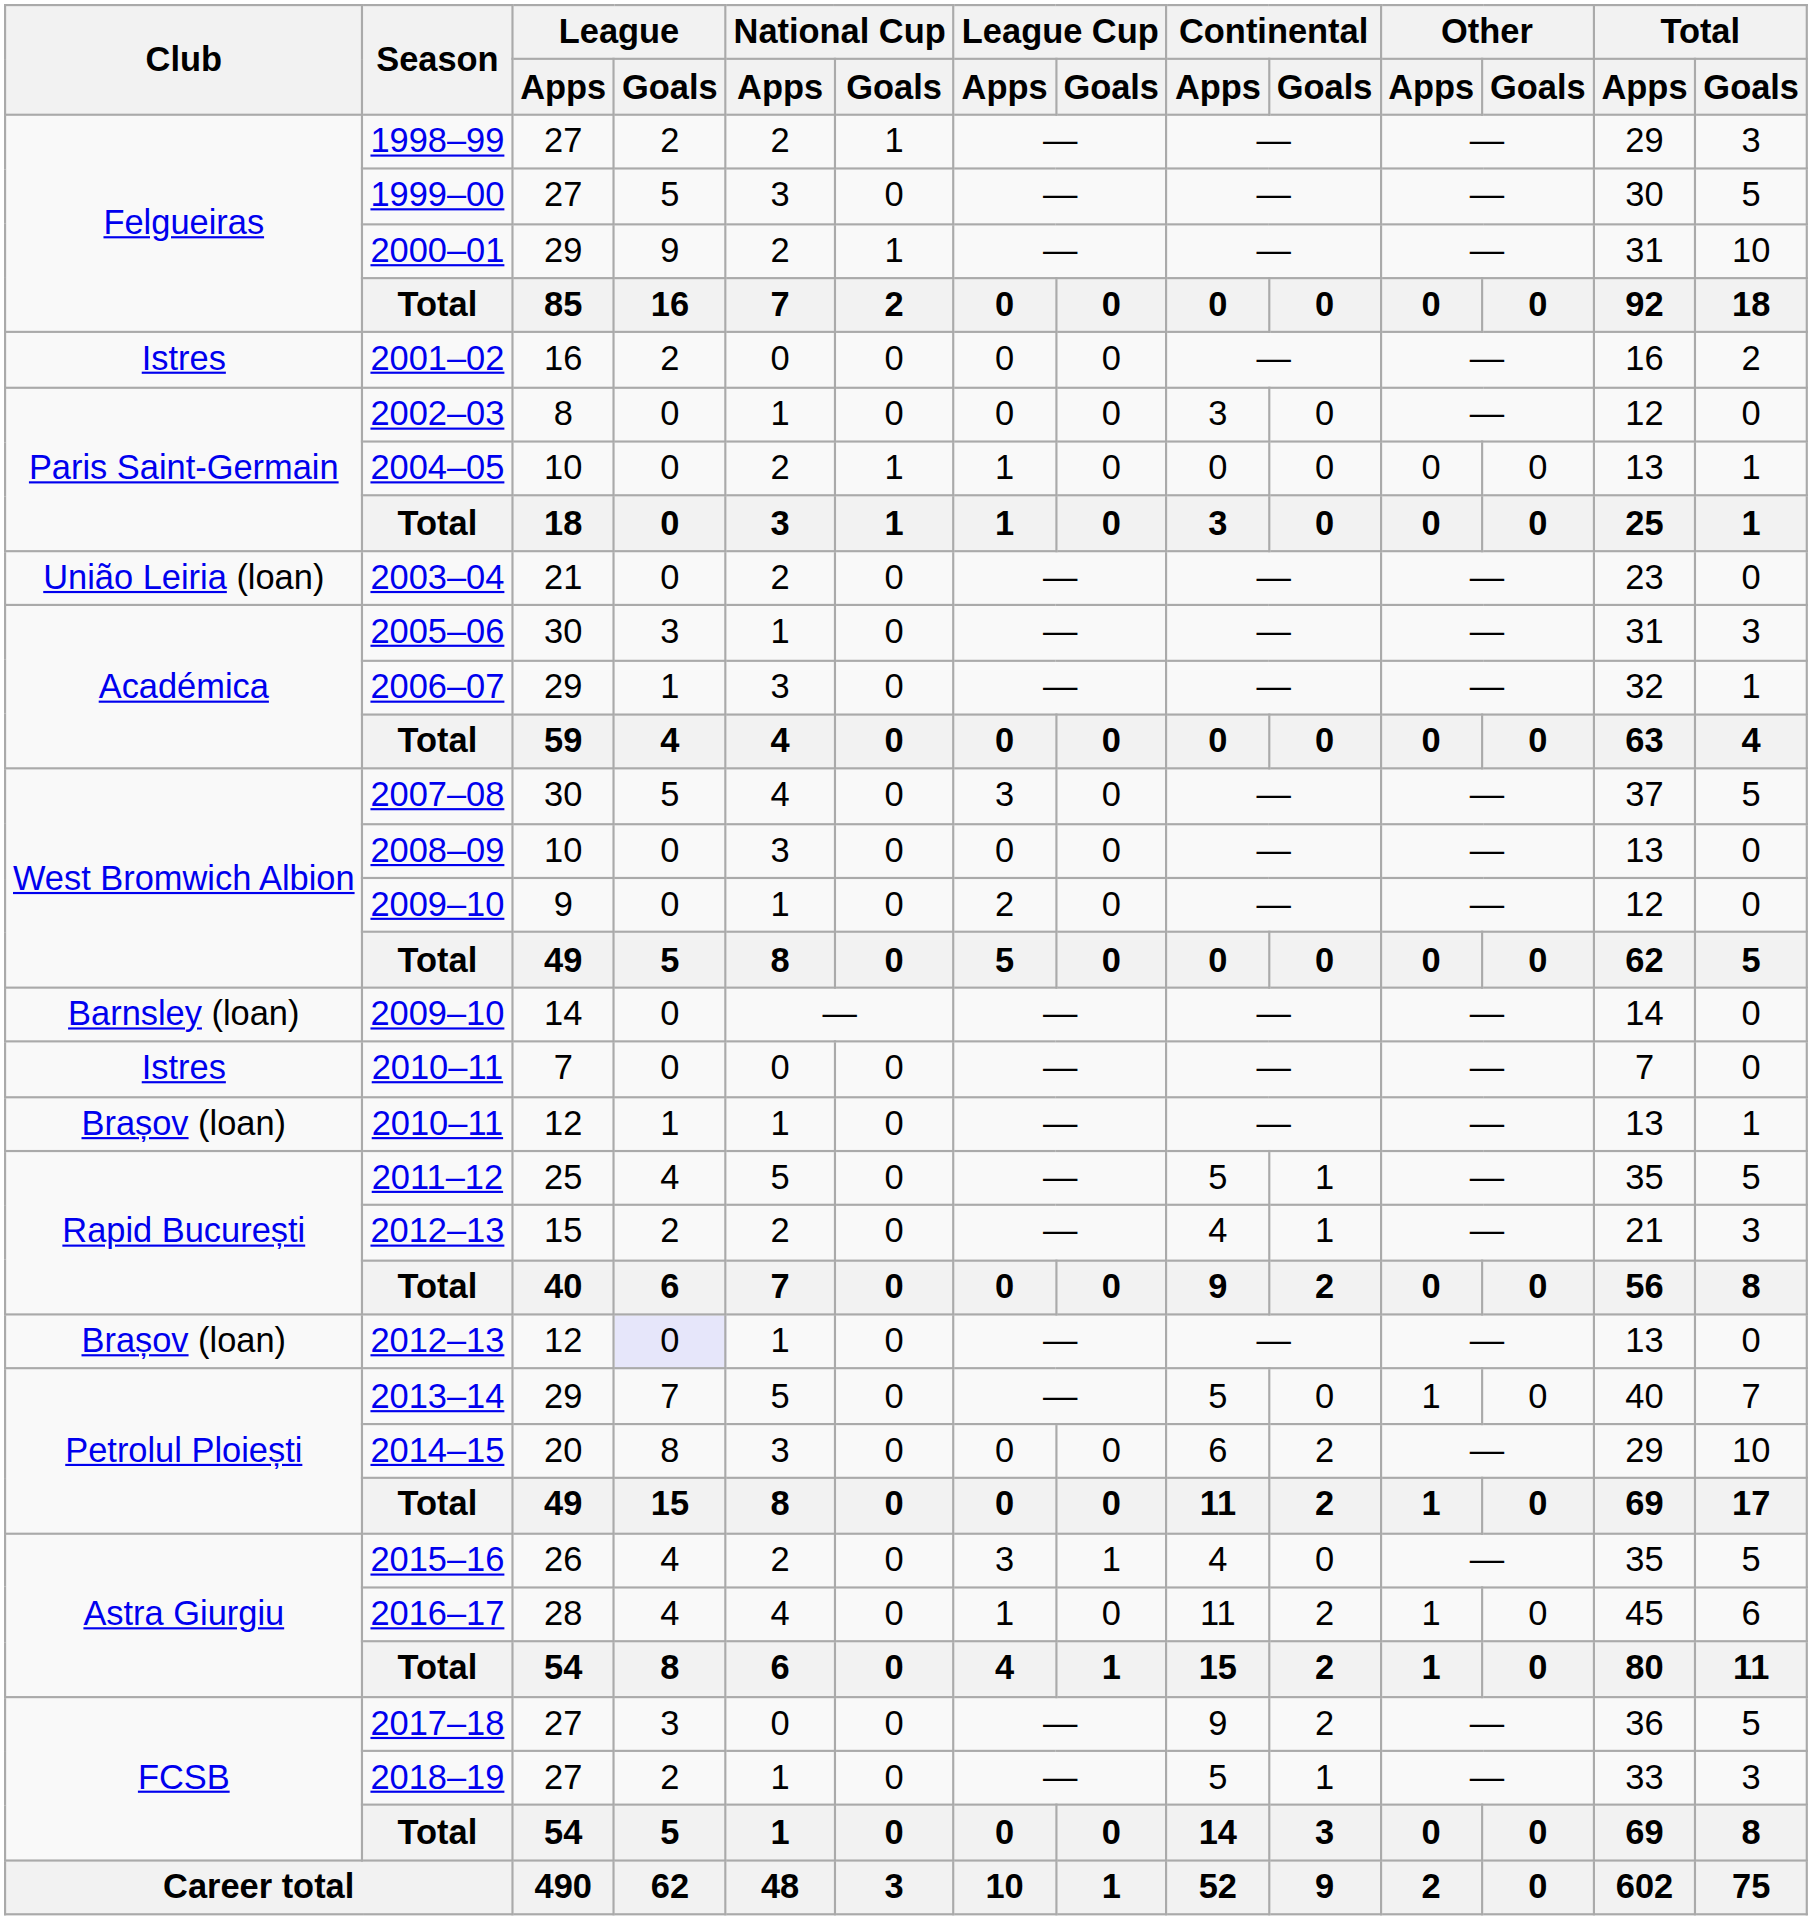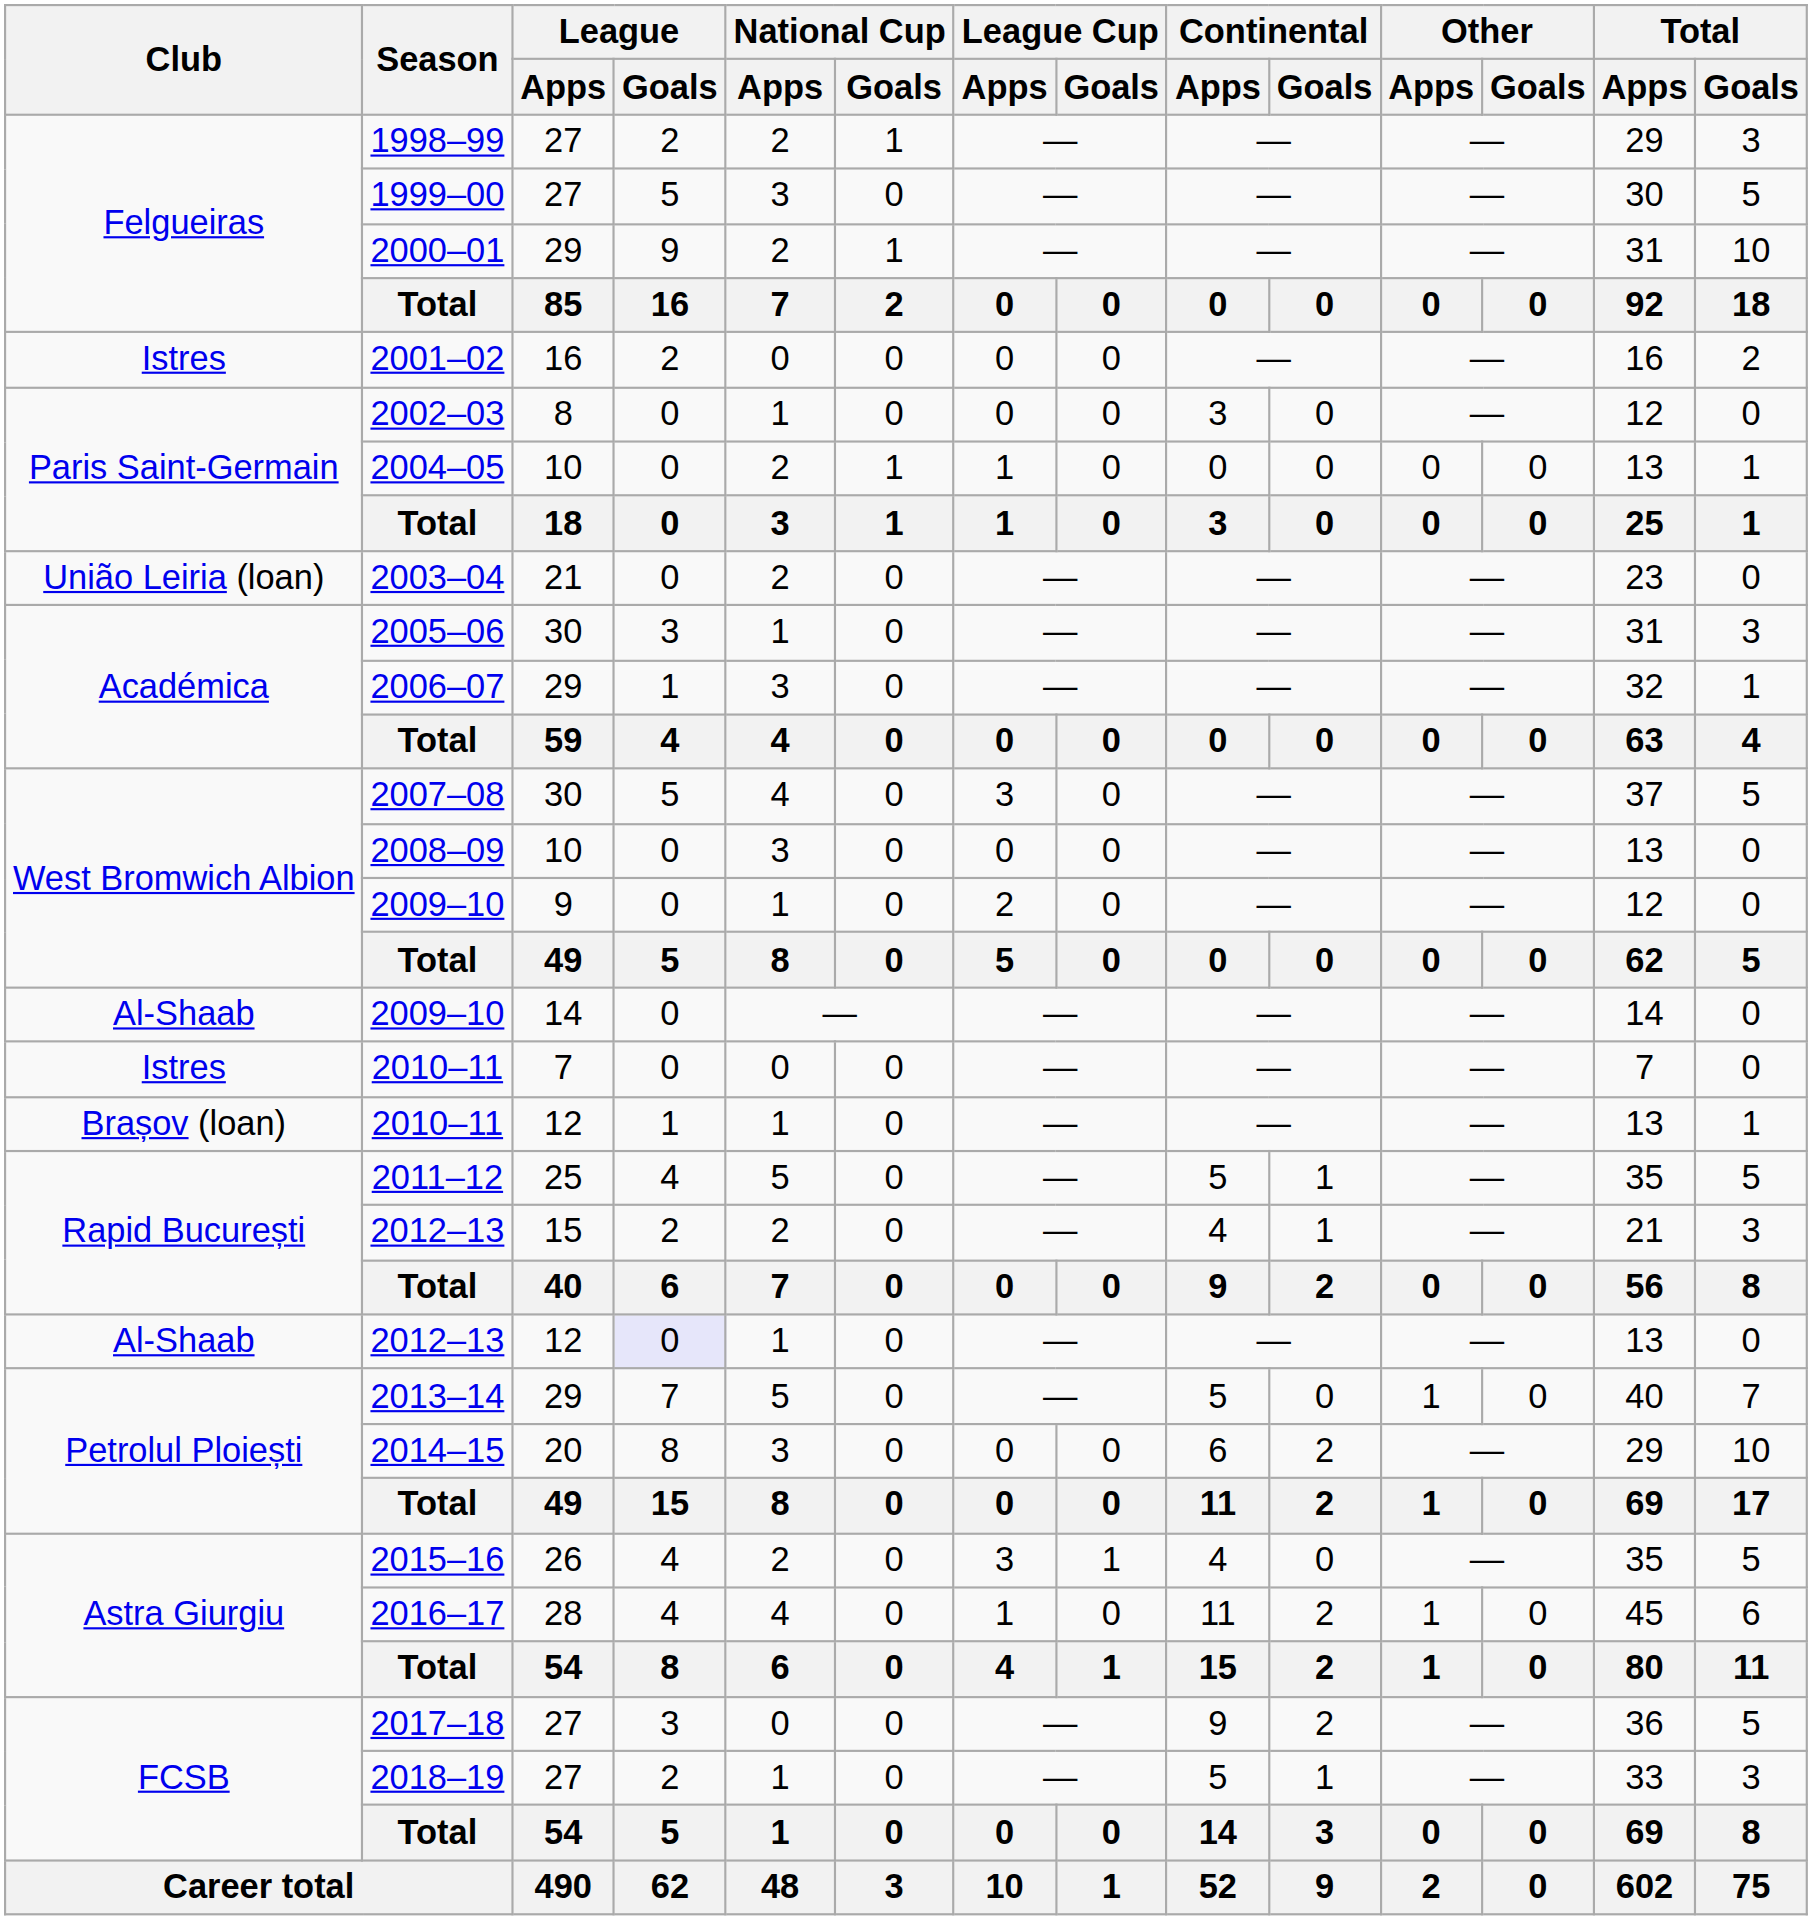(184, 1013) Barnsley (loan) -> (184, 1013) Al-Shaab
(184, 1341) Brașov (loan) -> (184, 1341) Al-Shaab
